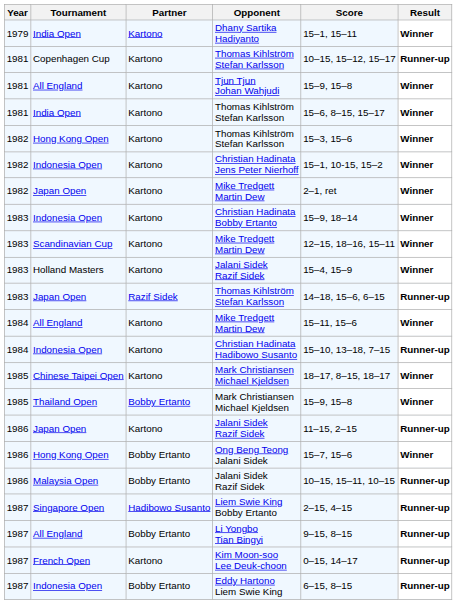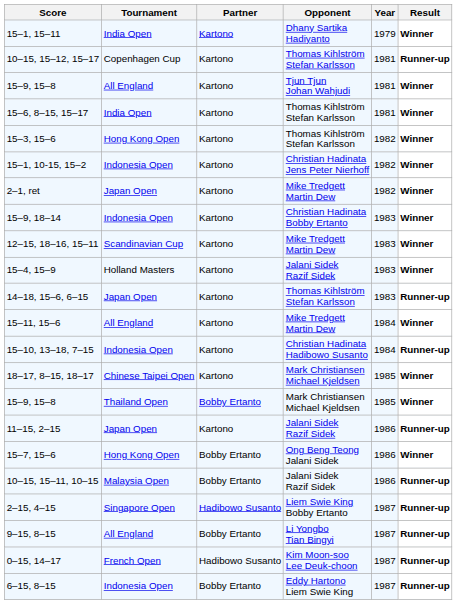columns swapped: (18, 12) <-> (349, 12)
(153, 297) Razif Sidek -> (216, 297) Kartono
(145, 560) Kartono -> (240, 560) Hadibowo Susanto
